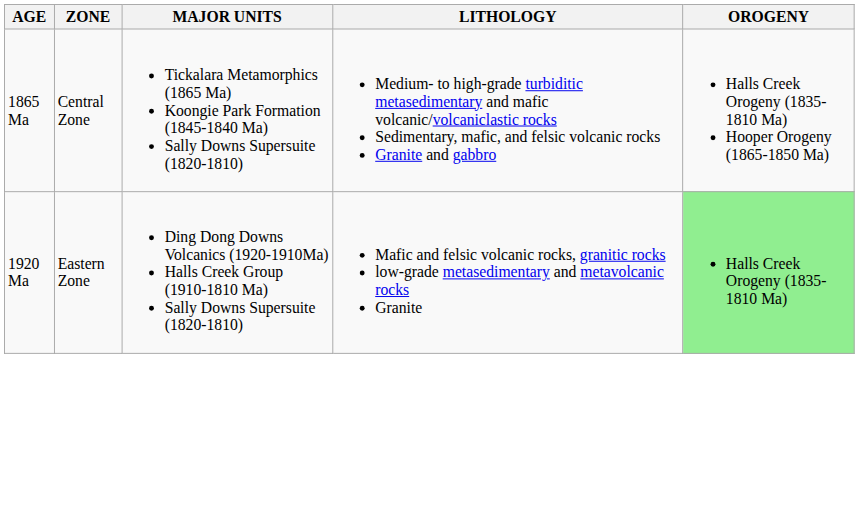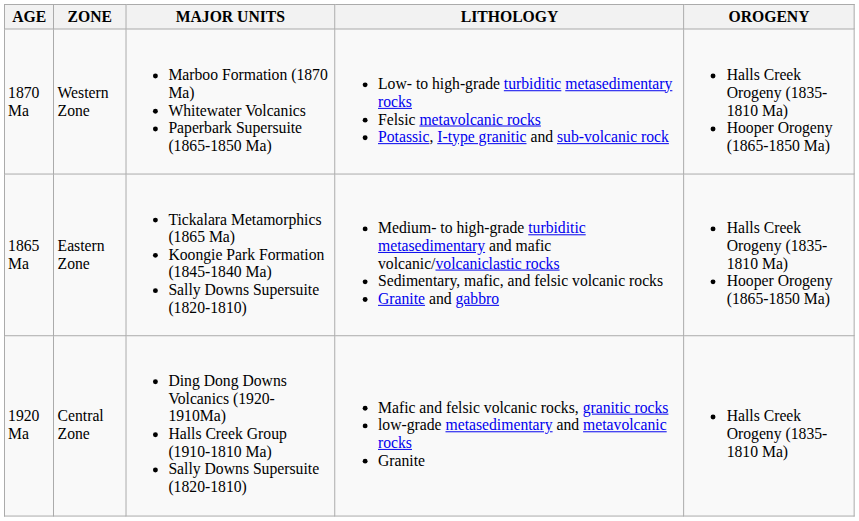+ row: (24, 101)
(81, 110) Central Zone -> (81, 254) Eastern Zone
(81, 272) Eastern Zone -> (81, 425) Central Zone
(769, 281) lightgreen background -> (769, 435) no background
